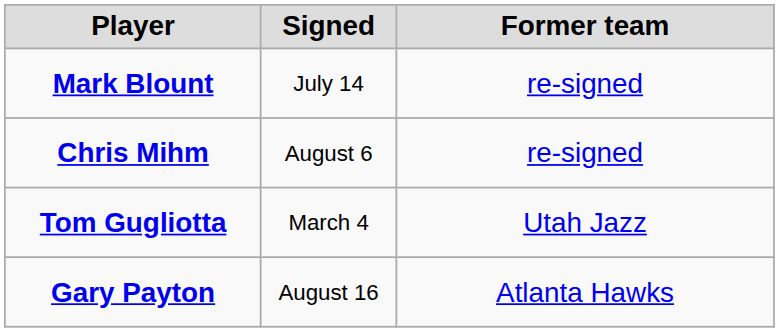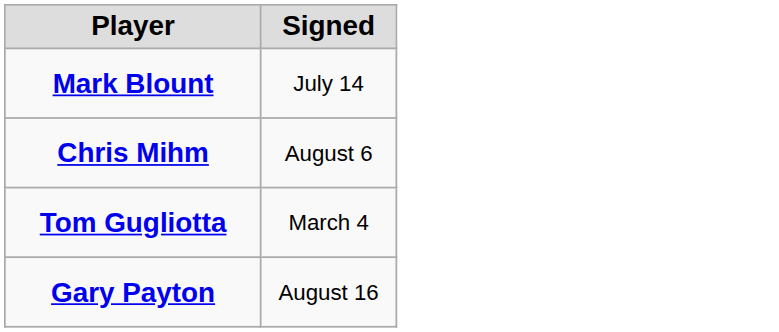- column: (585, 26)
